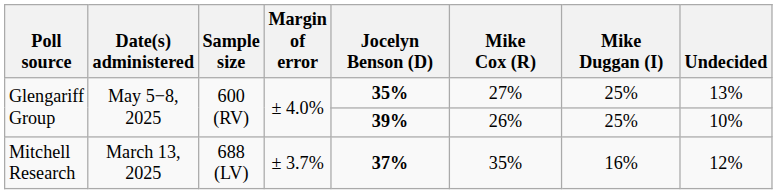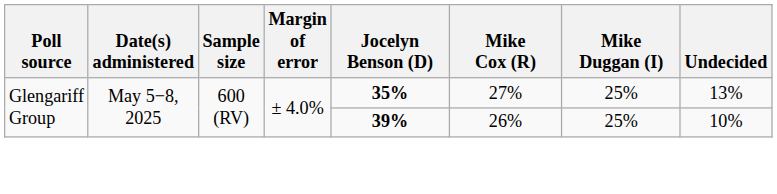- row: (42, 163)
